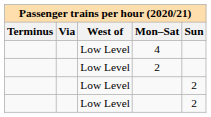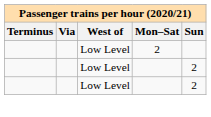- row: (30, 49)
